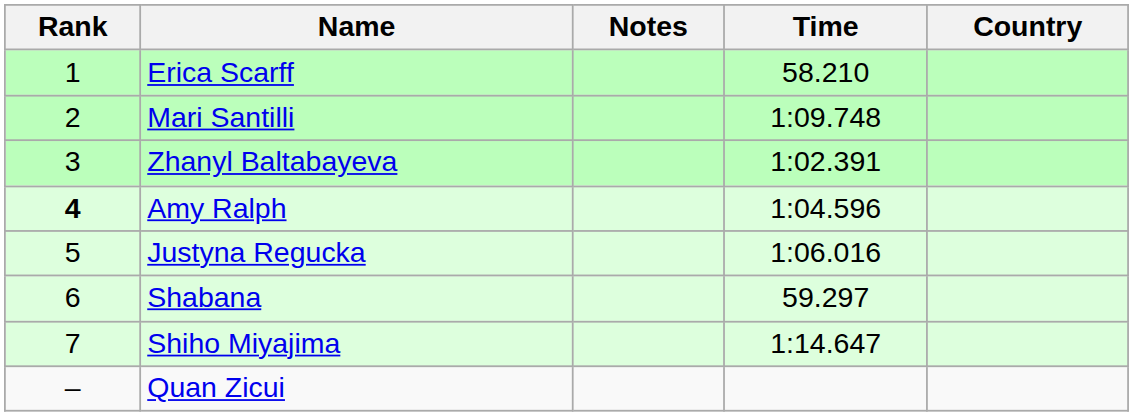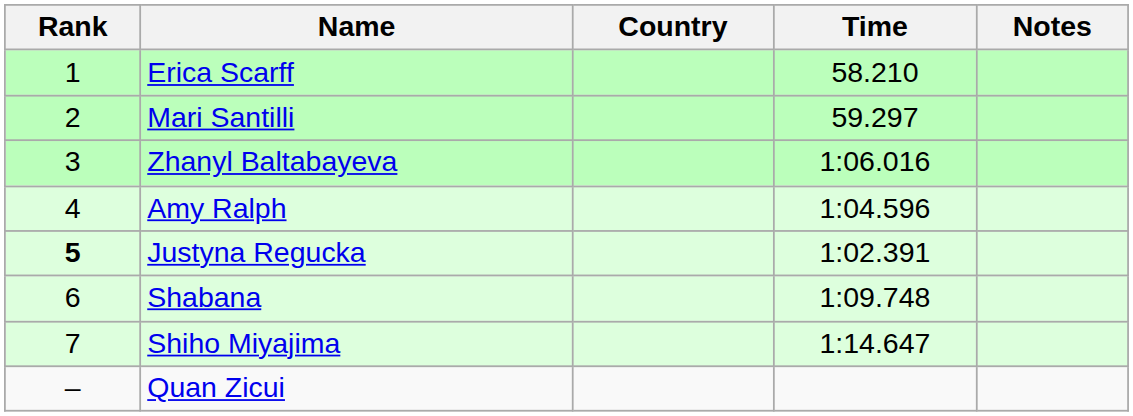columns swapped: (1028, 27) <-> (648, 27)
(826, 117) 1:09.748 -> (875, 117) 59.297
(826, 162) 1:02.391 -> (875, 162) 1:06.016
(73, 207) bold -> (73, 207) normal
(73, 252) normal -> (73, 252) bold
(826, 252) 1:06.016 -> (875, 252) 1:02.391
(826, 298) 59.297 -> (875, 298) 1:09.748
